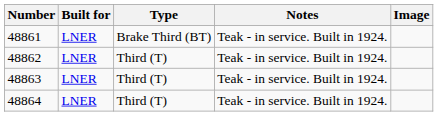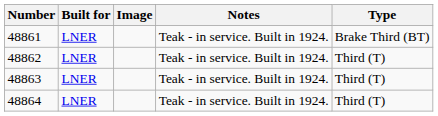columns swapped: (164, 15) <-> (411, 15)
